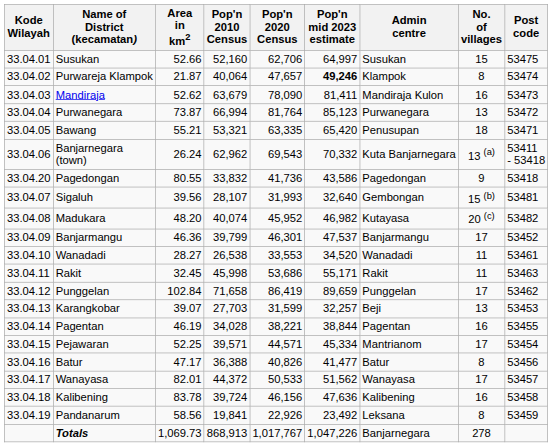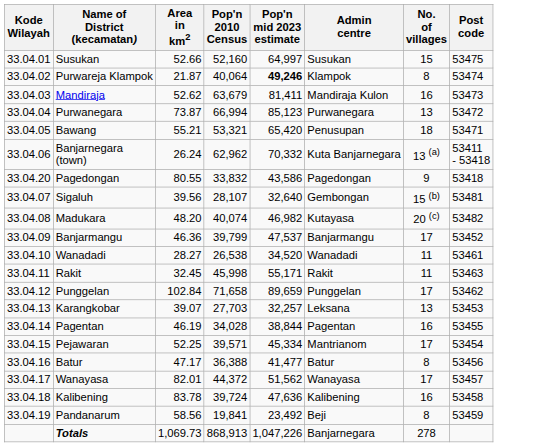- column: (277, 27)
(372, 308) Beji -> (329, 308) Leksana
(384, 415) Leksana -> (317, 415) Beji
